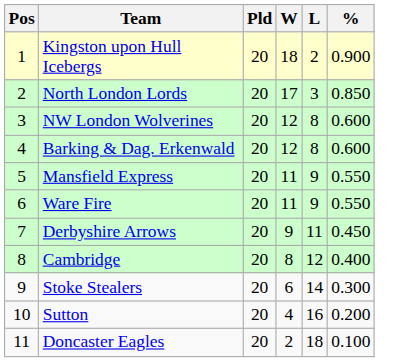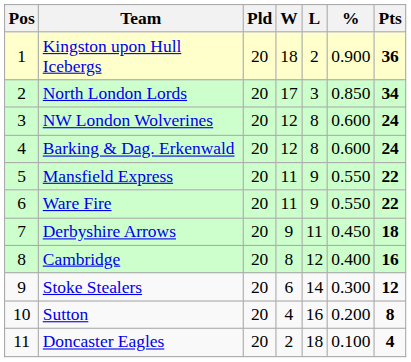+ column: (390, 18)
